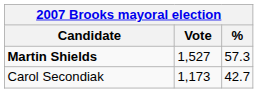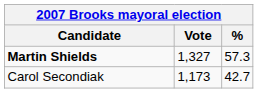(194, 56) 1,527 -> (194, 56) 1,327
